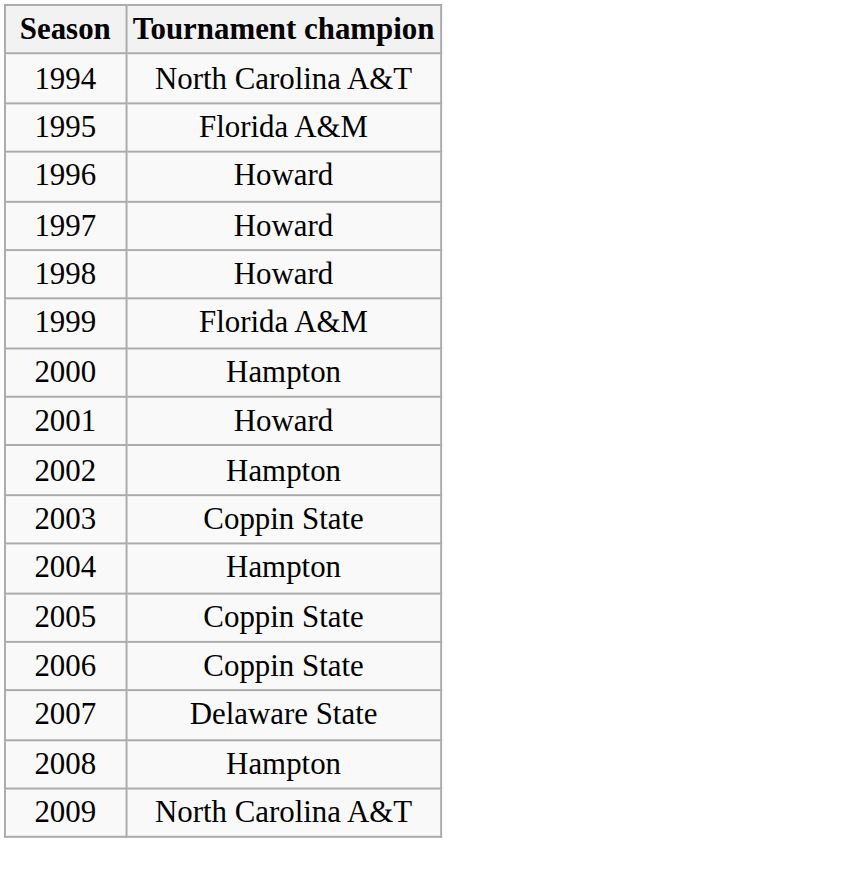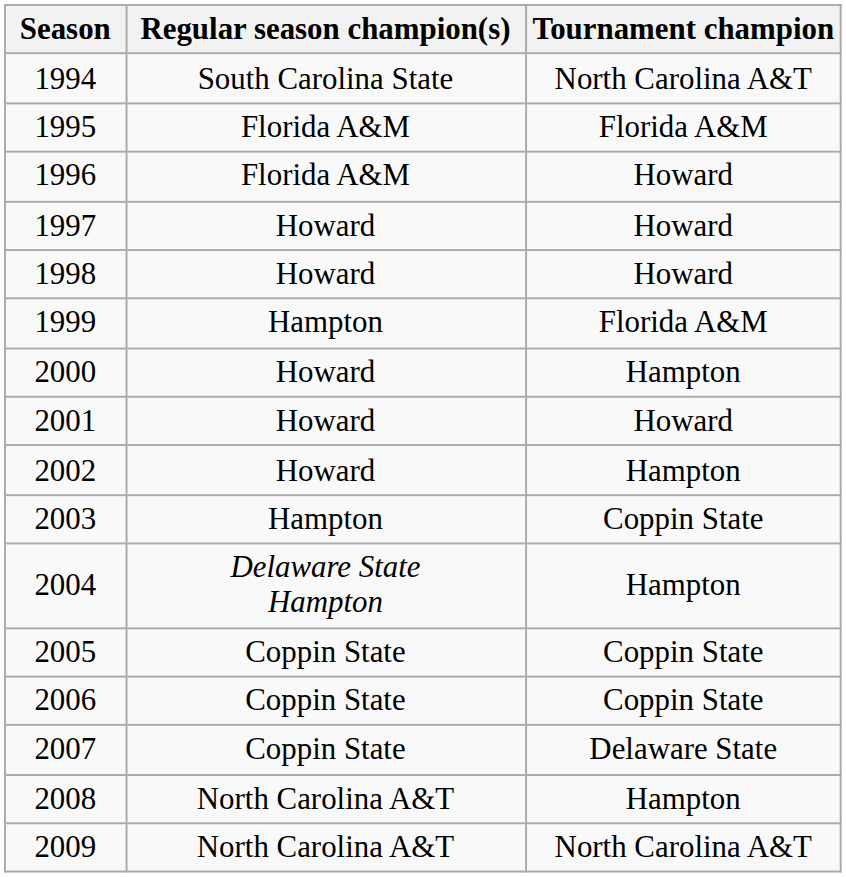+ column: (325, 28)
